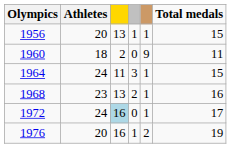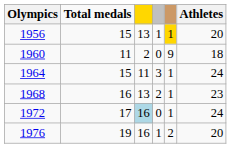columns swapped: (85, 14) <-> (189, 14)
(146, 34) no background -> (171, 34) gold background
